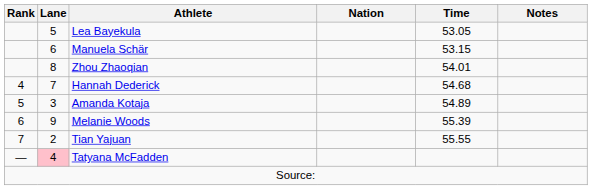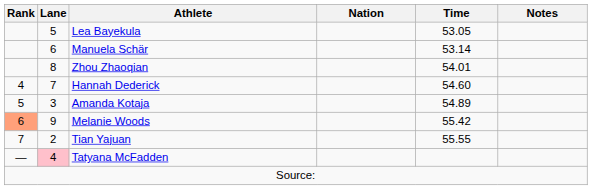(456, 49) 53.15 -> (456, 49) 53.14
(456, 85) 54.68 -> (456, 85) 54.60
(21, 121) no background -> (21, 121) lightsalmon background
(456, 121) 55.39 -> (456, 121) 55.42
